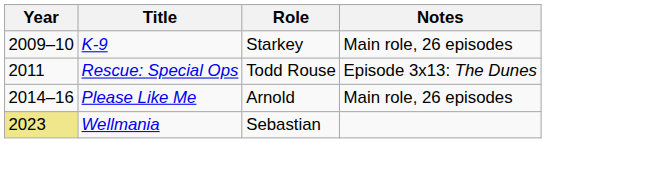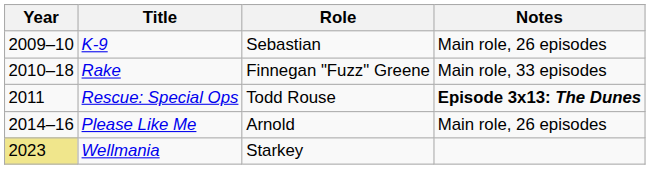(275, 44) Starkey -> (284, 44) Sebastian
+ row: (101, 71)
(440, 71) normal -> (539, 97) bold
(284, 124) Sebastian -> (275, 151) Starkey
